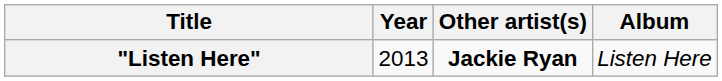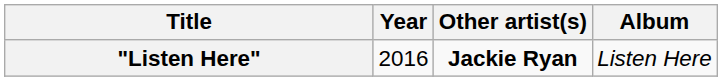(404, 57) 2013 -> (404, 57) 2016
